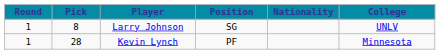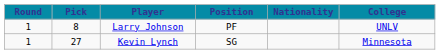(232, 27) SG -> (232, 27) PF
(76, 41) 28 -> (76, 41) 27
(232, 41) PF -> (232, 41) SG
